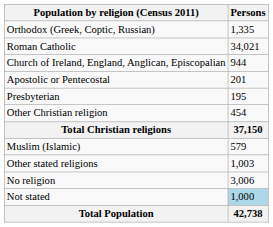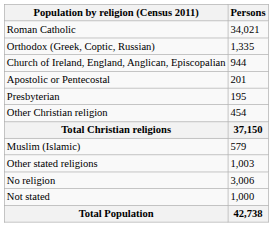rows swapped: (41, 46) <-> (81, 29)
(242, 197) lightblue background -> (242, 197) no background
